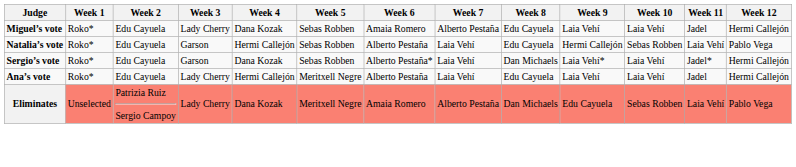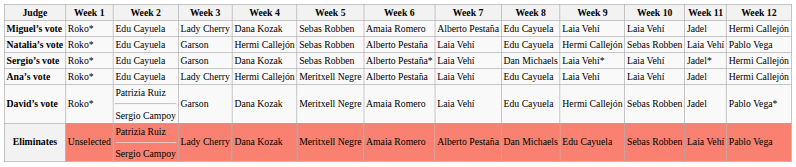+ row: (32, 104)
